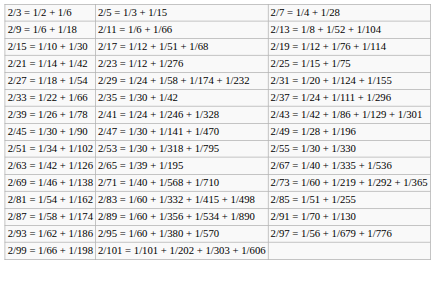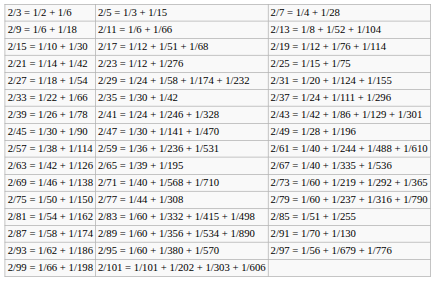- row: (50, 149)
+ row: (50, 149)
+ row: (50, 200)
